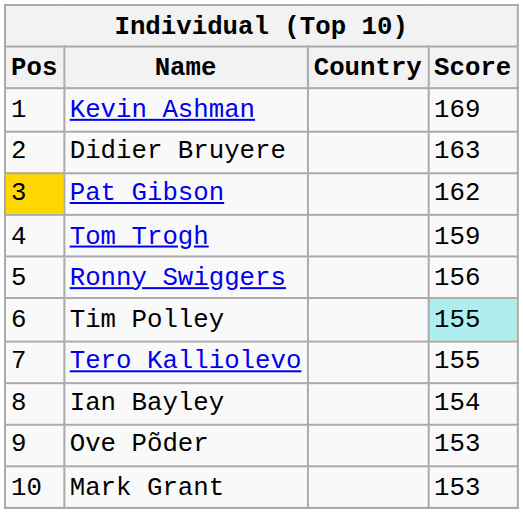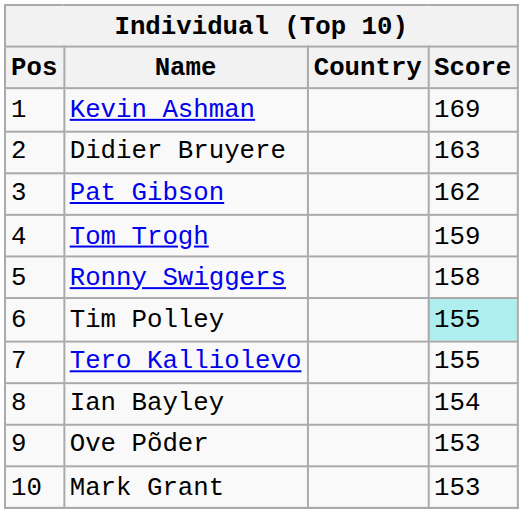(19, 194) gold background -> (19, 194) no background
(457, 278) 156 -> (457, 278) 158
